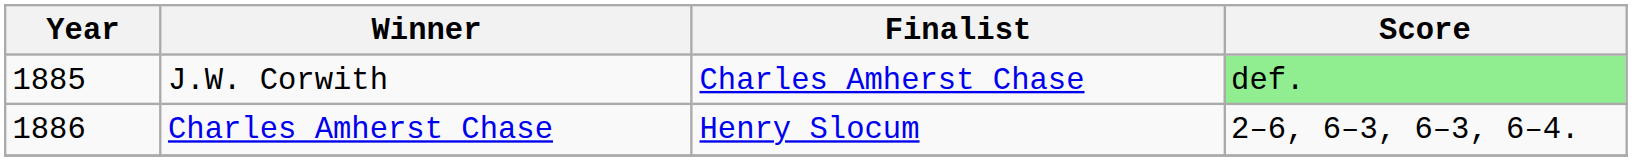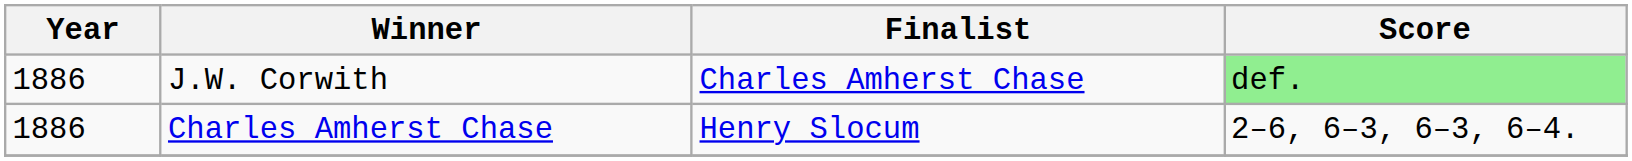(49, 80) 1885 -> (49, 80) 1886
